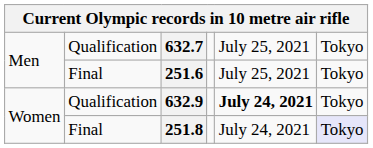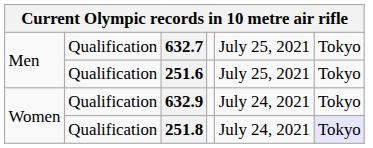(86, 74) Final -> (113, 74) Qualification
(266, 102) bold -> (264, 102) normal
(86, 129) Final -> (113, 129) Qualification
